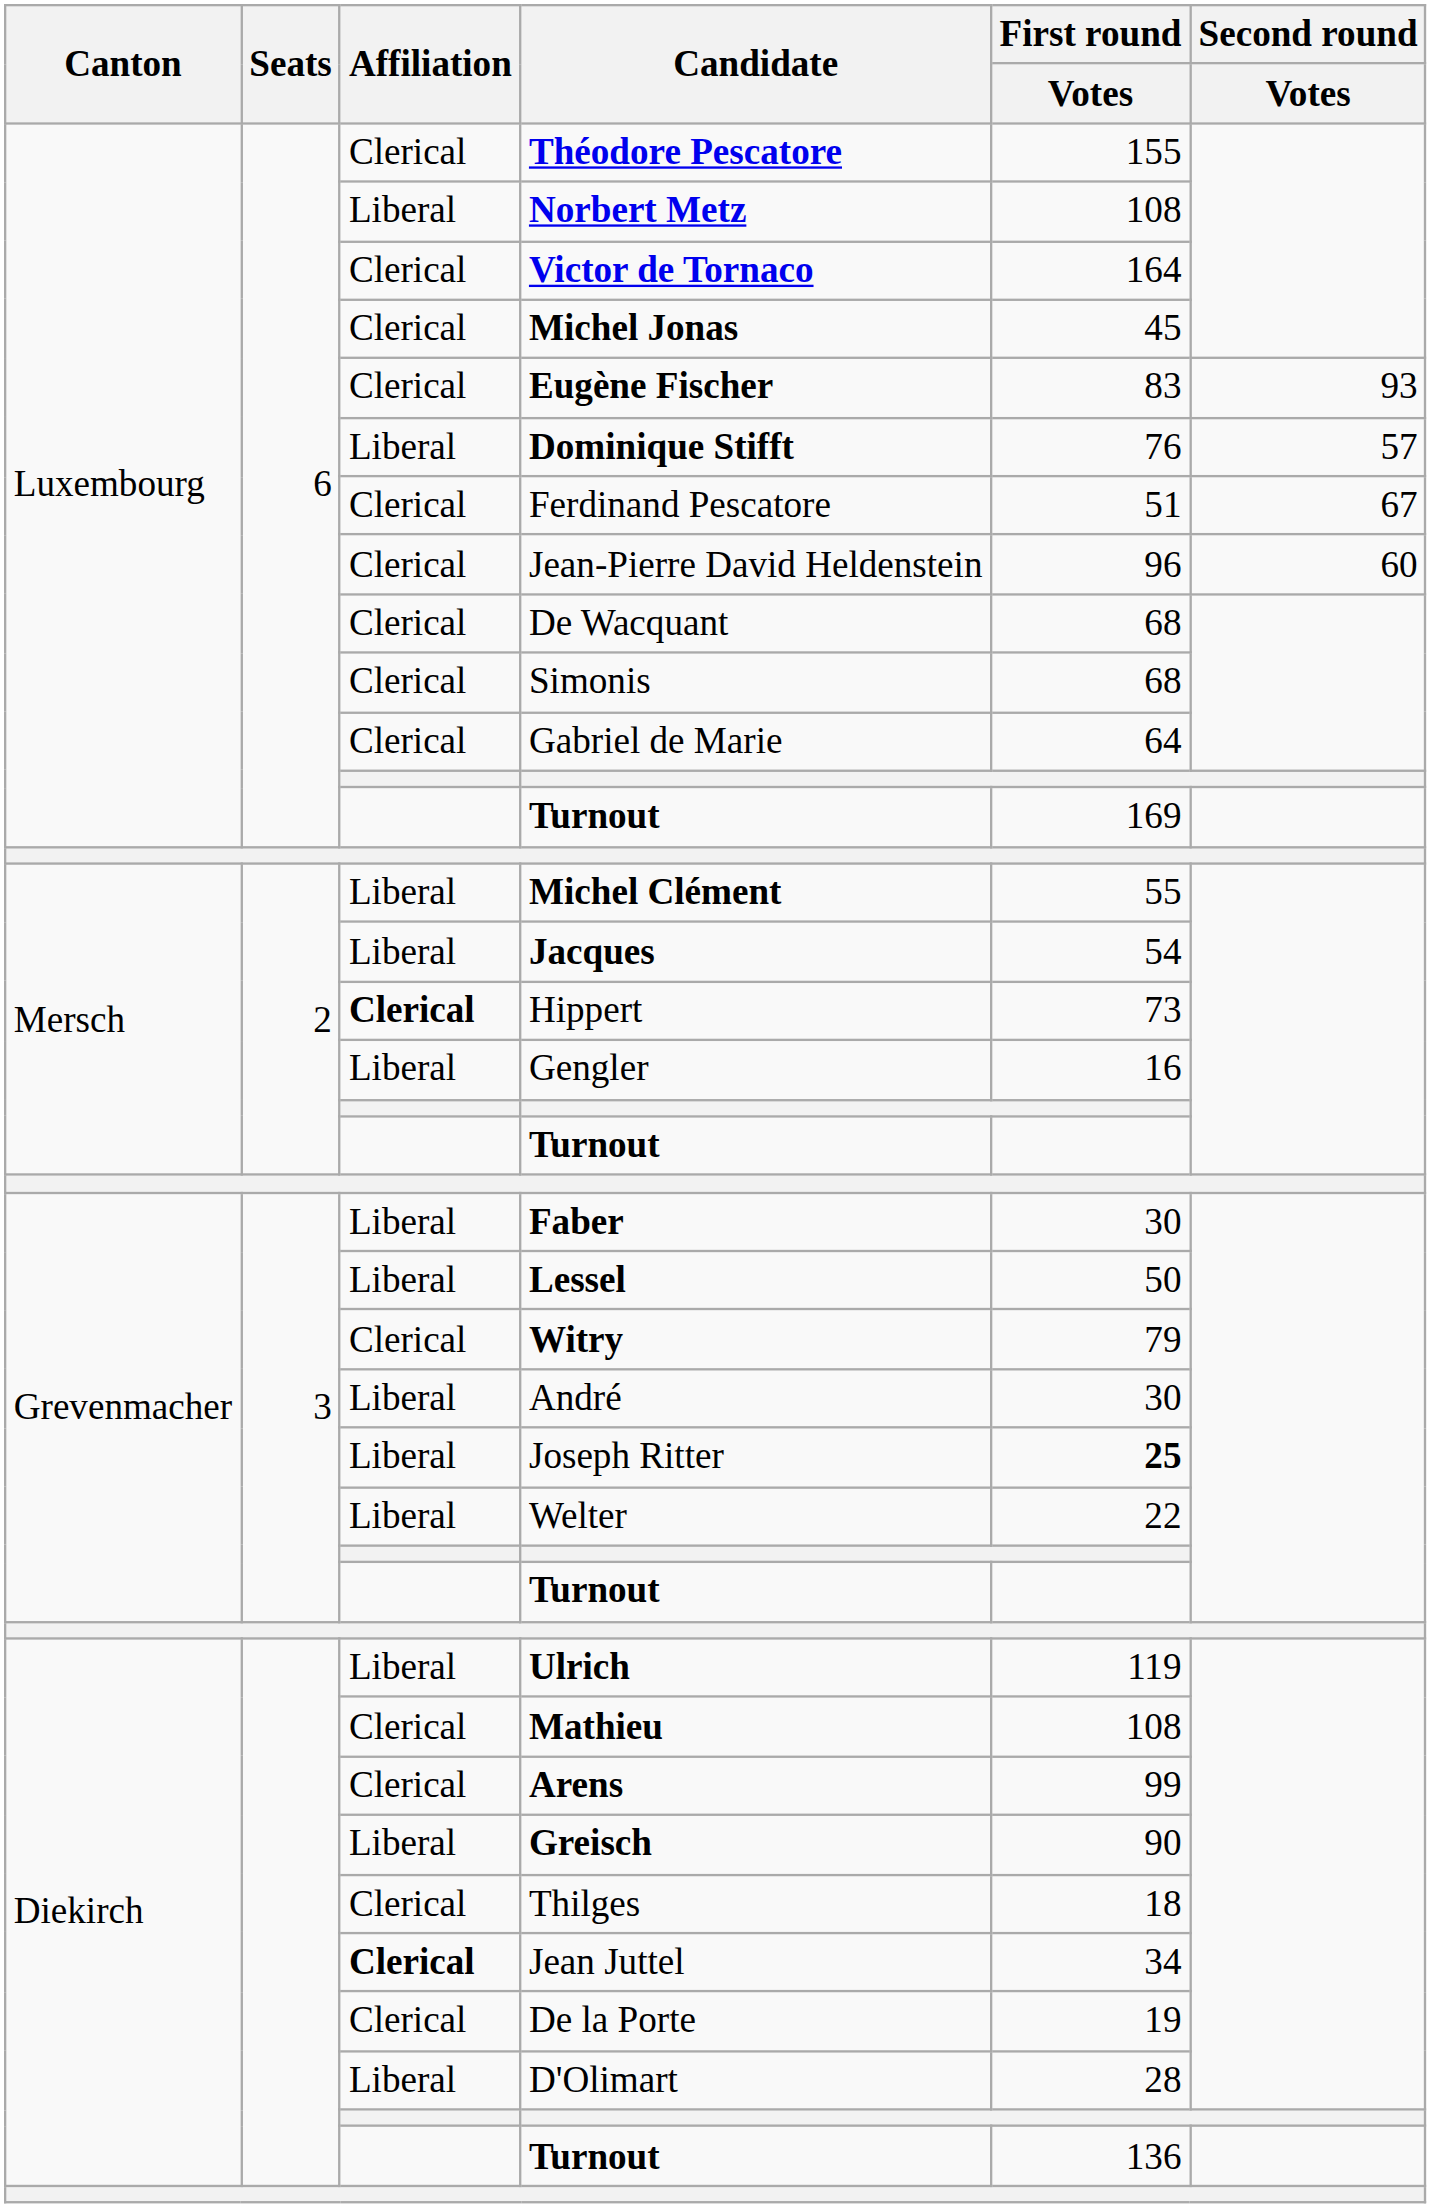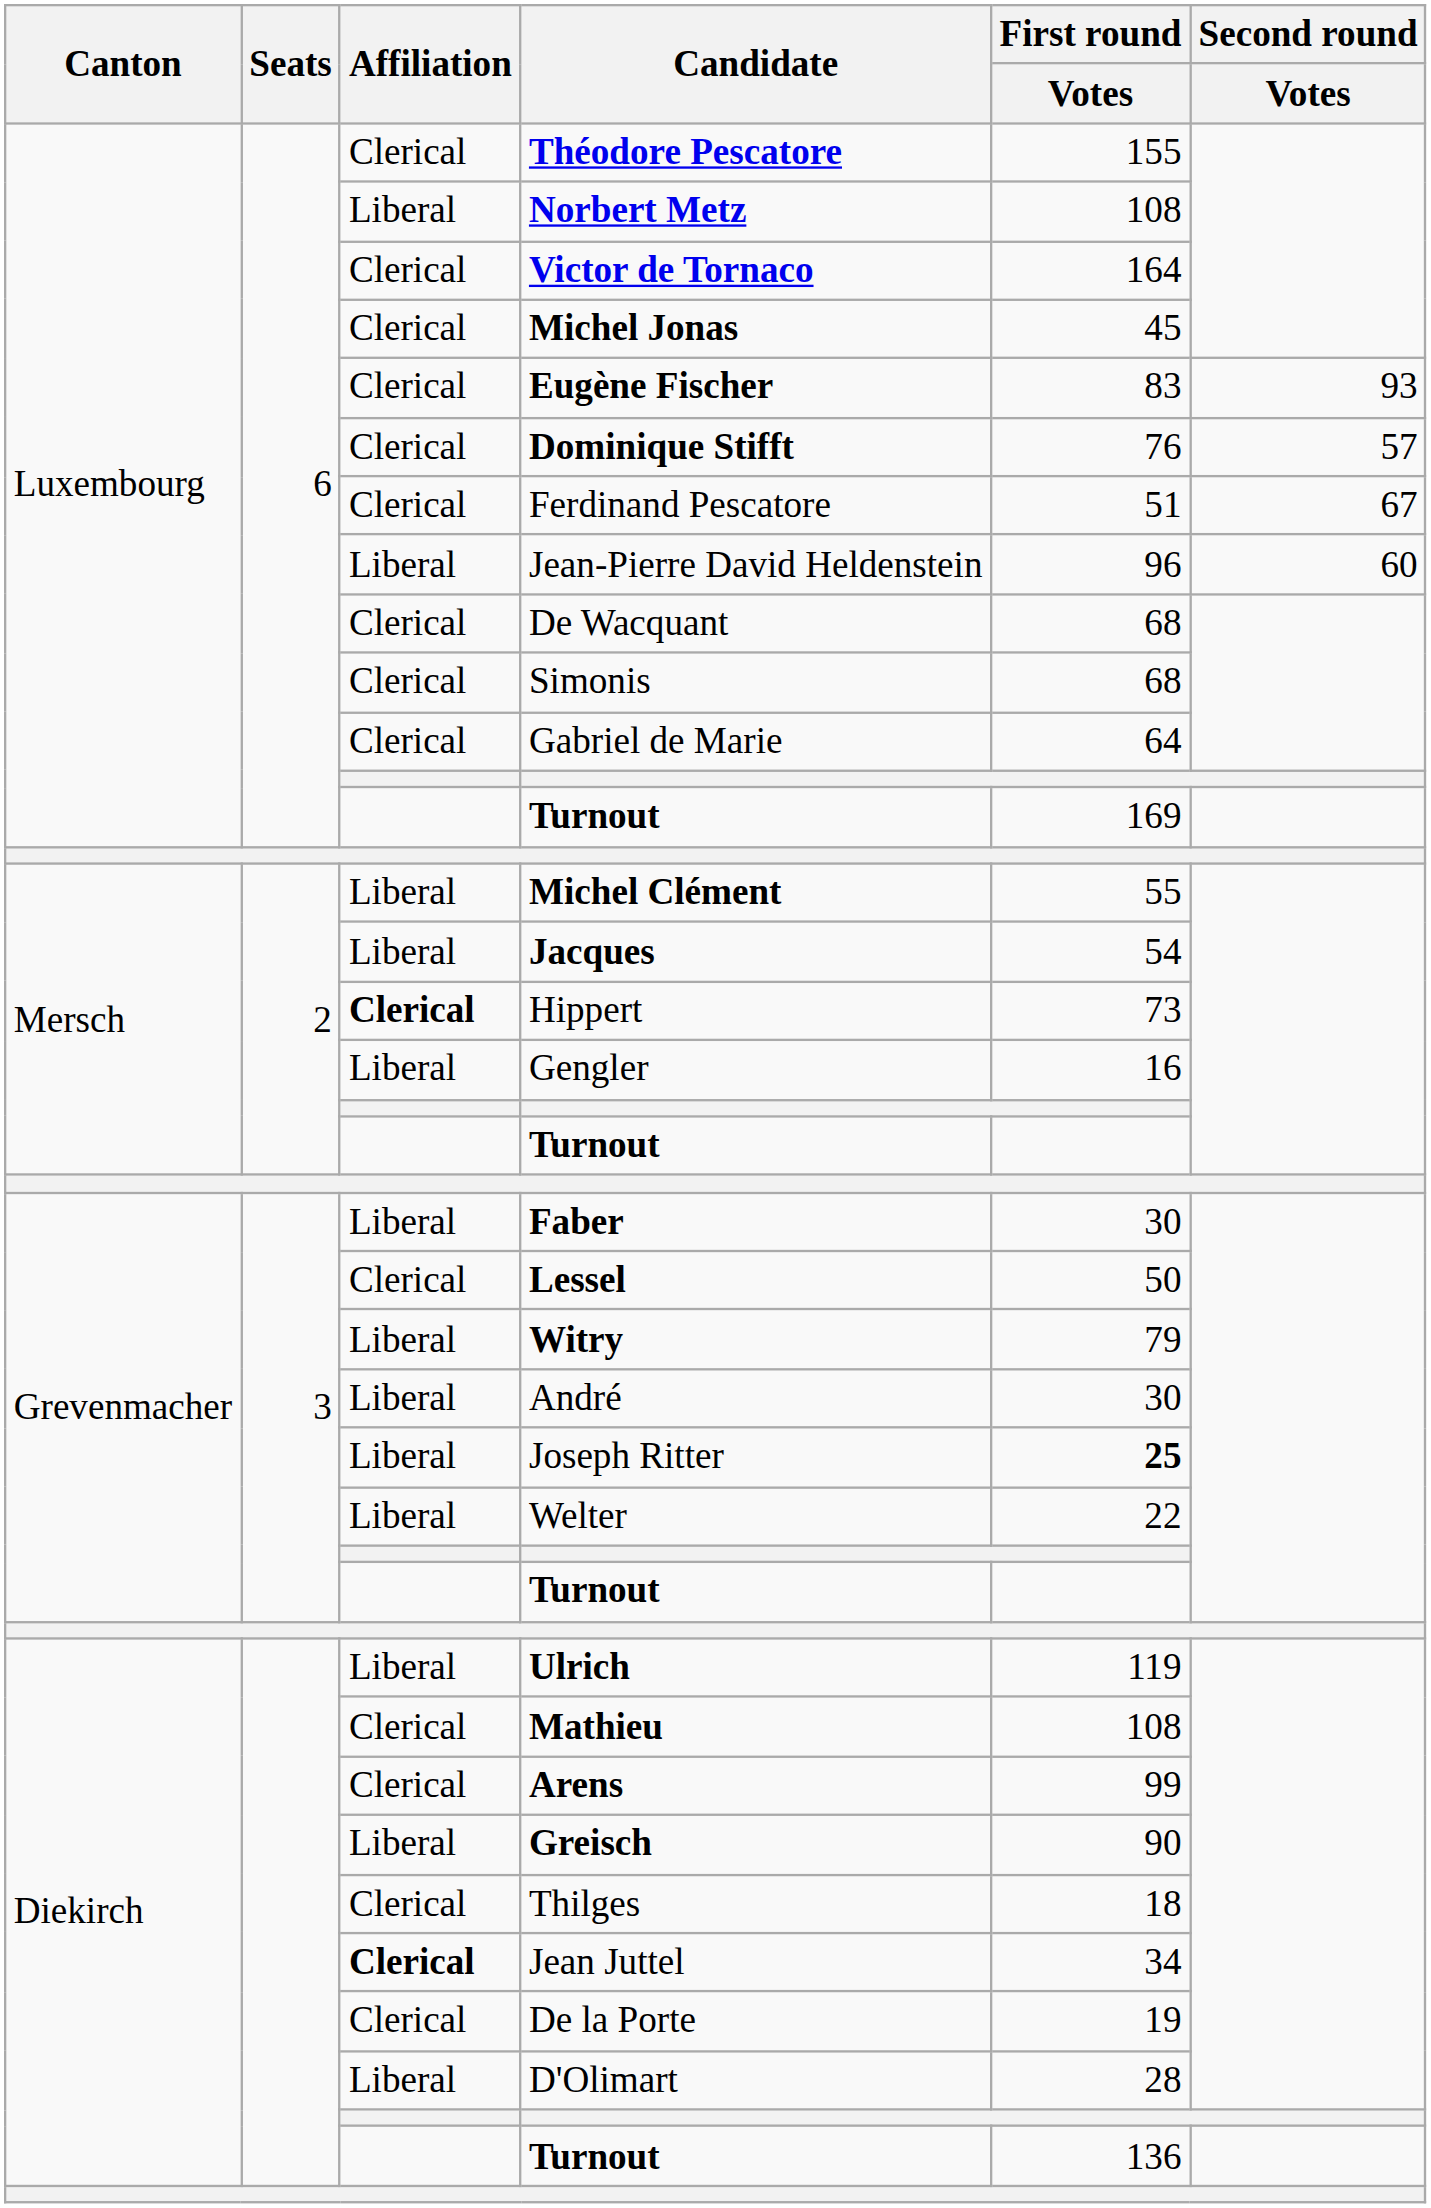(403, 446) Liberal -> (408, 446) Clerical
(408, 563) Clerical -> (403, 563) Liberal
(403, 1279) Liberal -> (408, 1279) Clerical
(408, 1338) Clerical -> (403, 1338) Liberal
